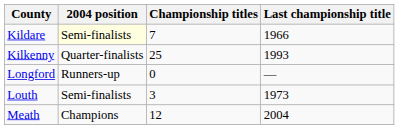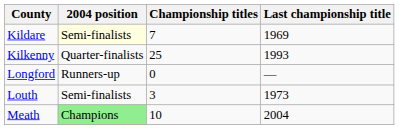(276, 34) 1966 -> (276, 34) 1969
(90, 114) no background -> (90, 114) lightgreen background
(156, 114) 12 -> (156, 114) 10
